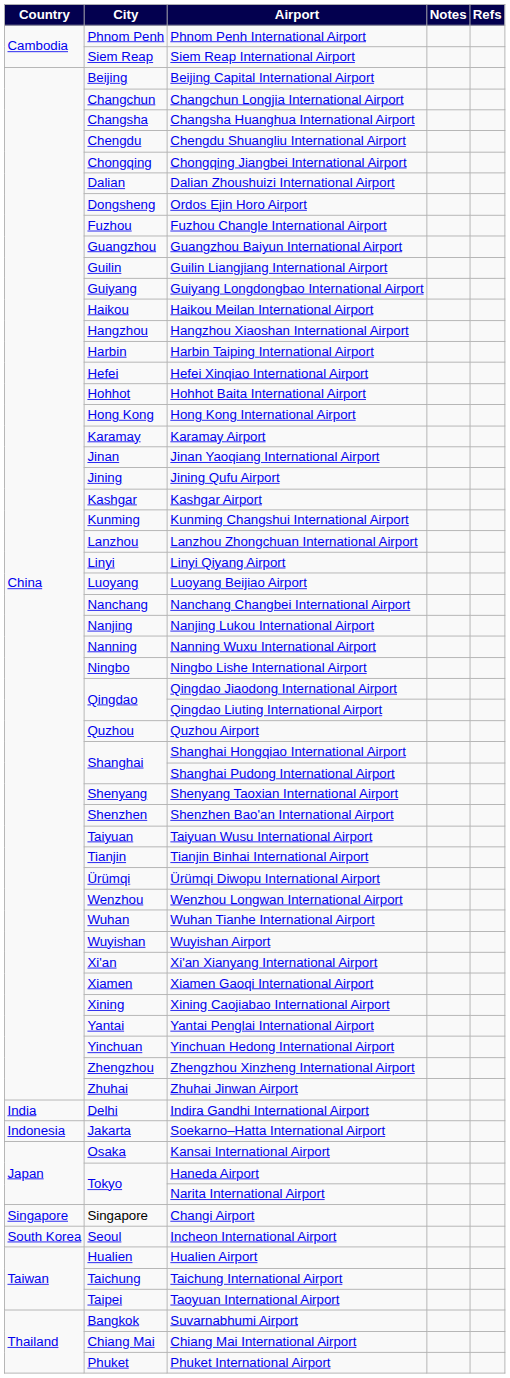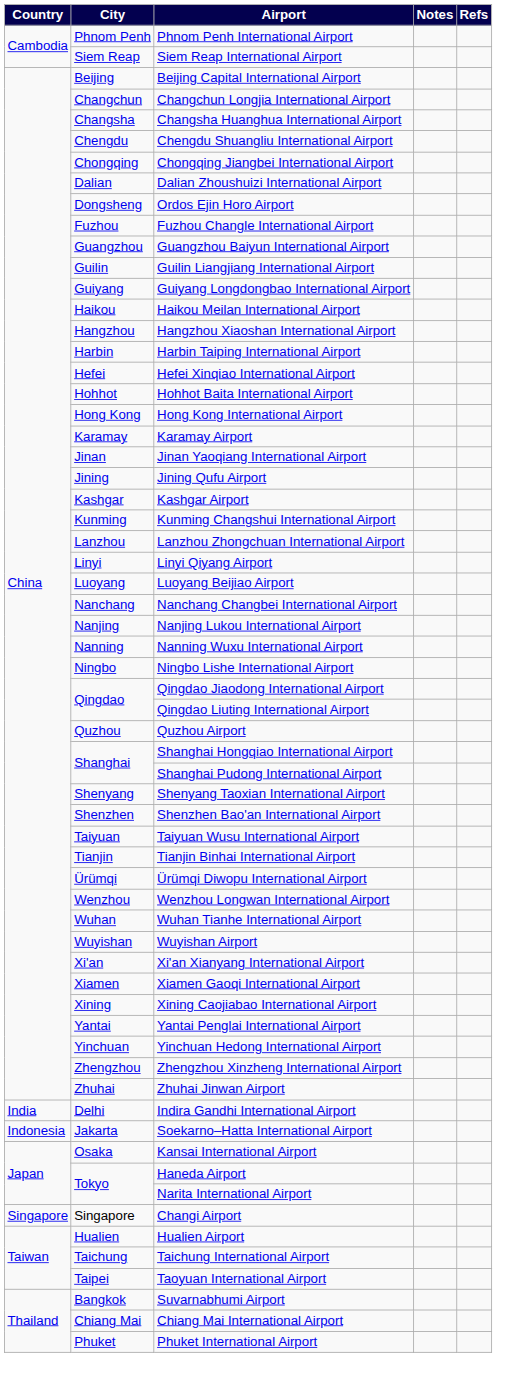- row: (253, 1236)
